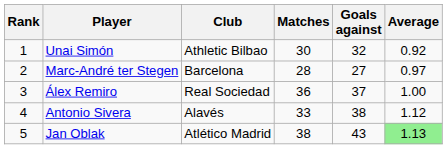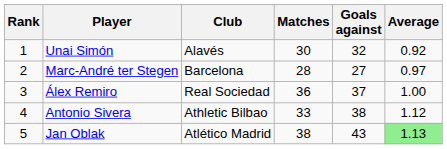(226, 50) Athletic Bilbao -> (204, 50) Alavés
(204, 112) Alavés -> (226, 112) Athletic Bilbao
